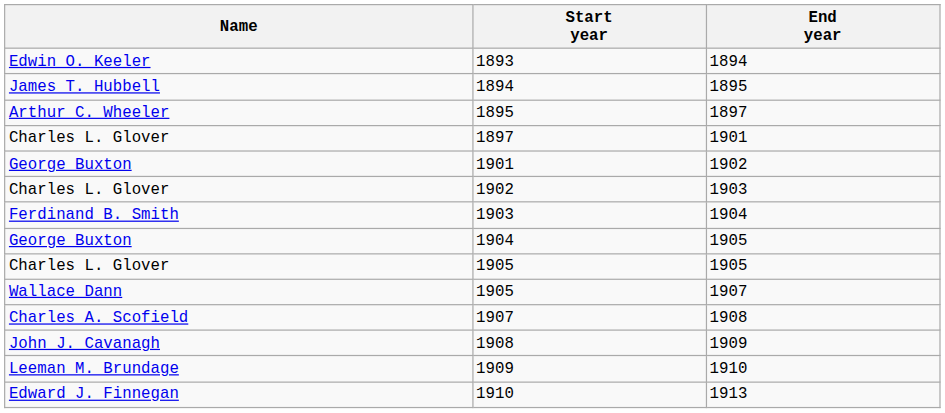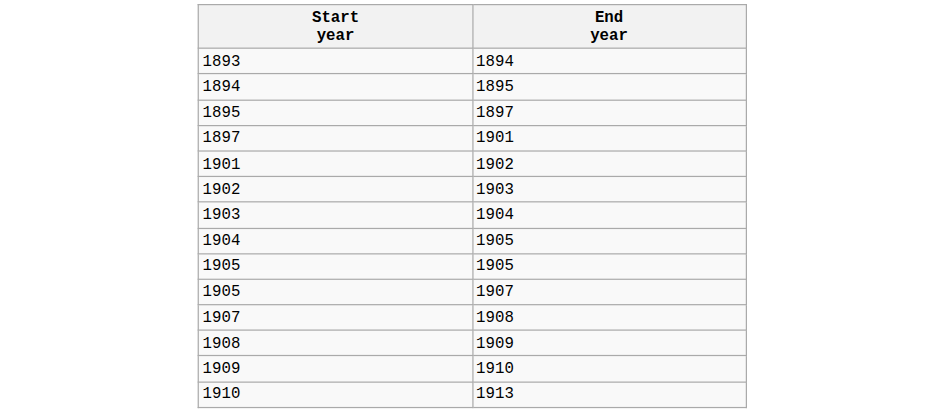- column: (239, 26)
